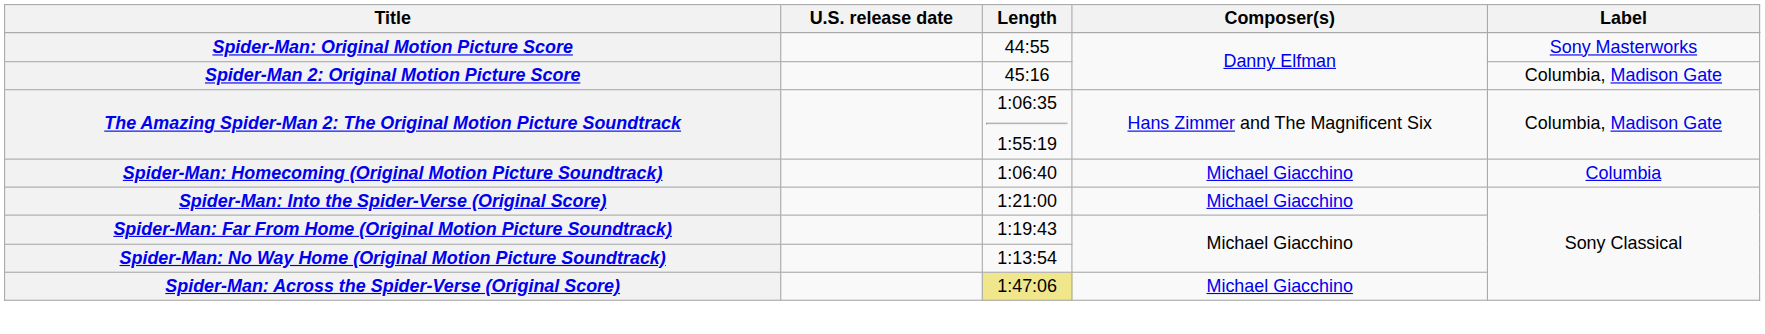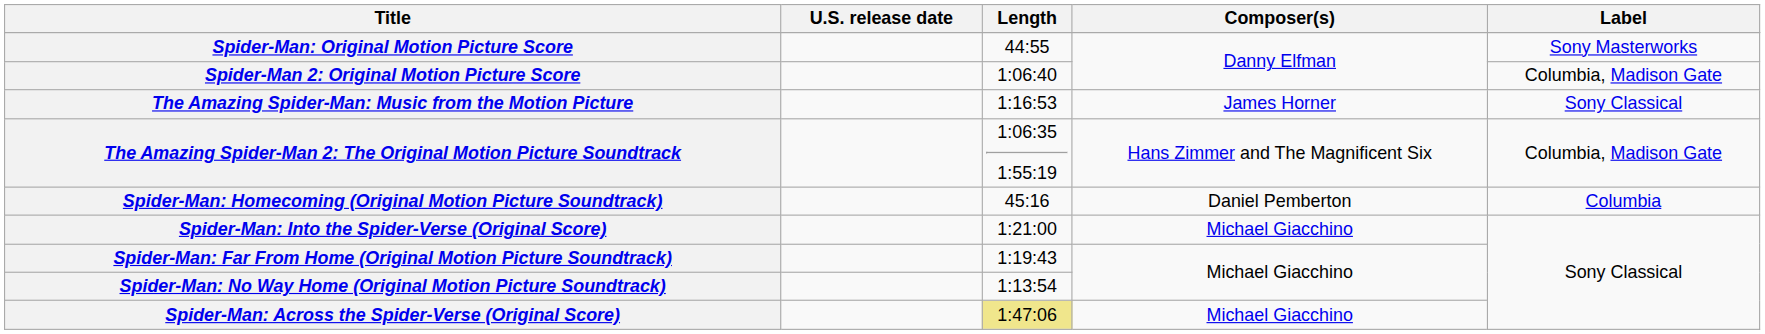(1027, 75) 45:16 -> (1027, 75) 1:06:40
+ row: (393, 103)
(1027, 172) 1:06:40 -> (1027, 201) 45:16
(1280, 172) Michael Giacchino -> (1280, 201) Daniel Pemberton
